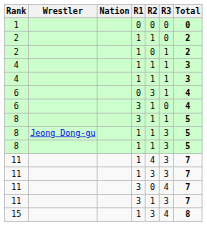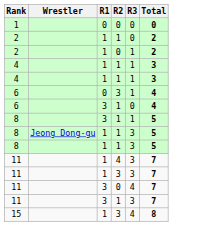- column: (114, 11)
